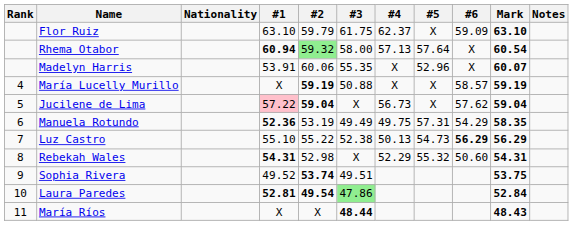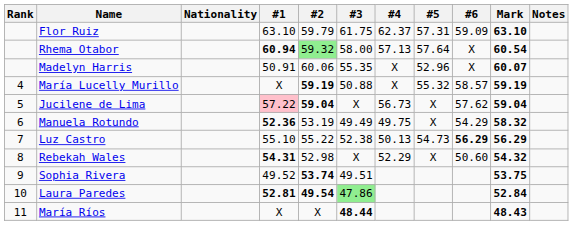(433, 31) X -> (433, 31) 57.31
(279, 67) 53.91 -> (279, 67) 50.91
(433, 85) X -> (433, 85) 55.32
(433, 121) 57.31 -> (433, 121) X
(510, 121) 58.35 -> (510, 121) 58.32
(433, 158) 55.32 -> (433, 158) X
(510, 158) 54.31 -> (510, 158) 54.32
